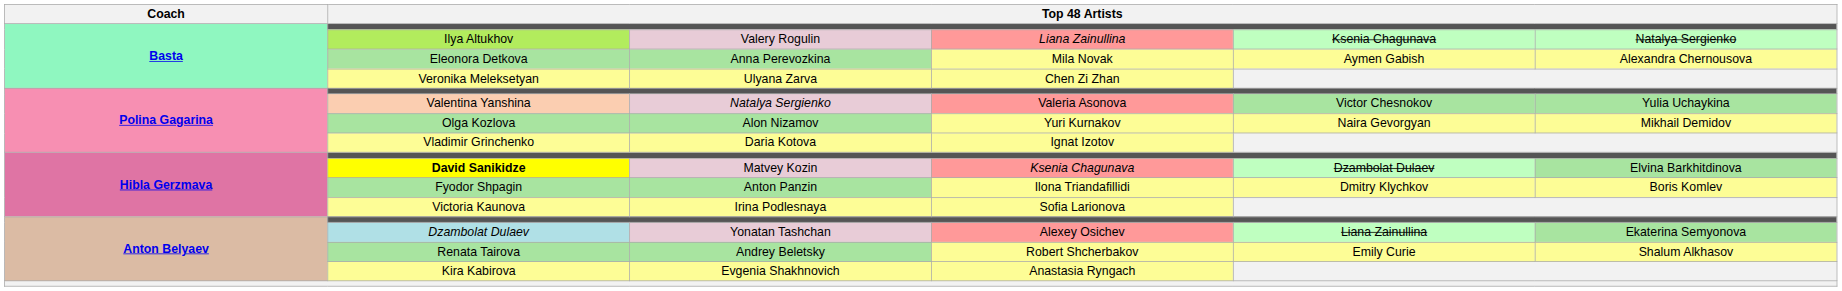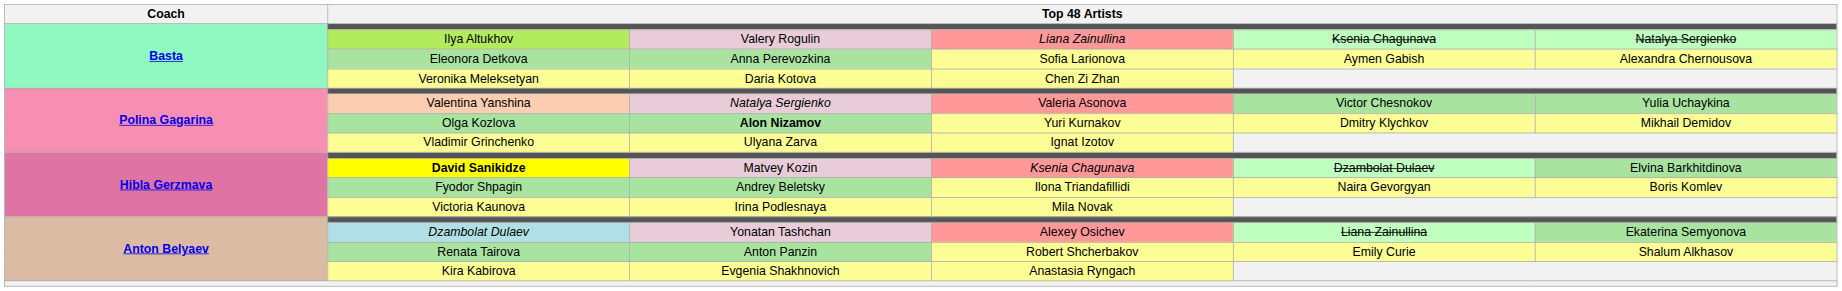(1082, 59) Mila Novak -> (1082, 59) Sofia Larionova
(780, 78) Ulyana Zarva -> (780, 78) Daria Kotova
(780, 123) normal -> (780, 123) bold
(1384, 123) Naira Gevorgyan -> (1384, 123) Dmitry Klychkov
(780, 142) Daria Kotova -> (780, 142) Ulyana Zarva
(780, 187) Anton Panzin -> (780, 187) Andrey Beletsky
(1384, 187) Dmitry Klychkov -> (1384, 187) Naira Gevorgyan
(1082, 207) Sofia Larionova -> (1082, 207) Mila Novak
(780, 251) Andrey Beletsky -> (780, 251) Anton Panzin
